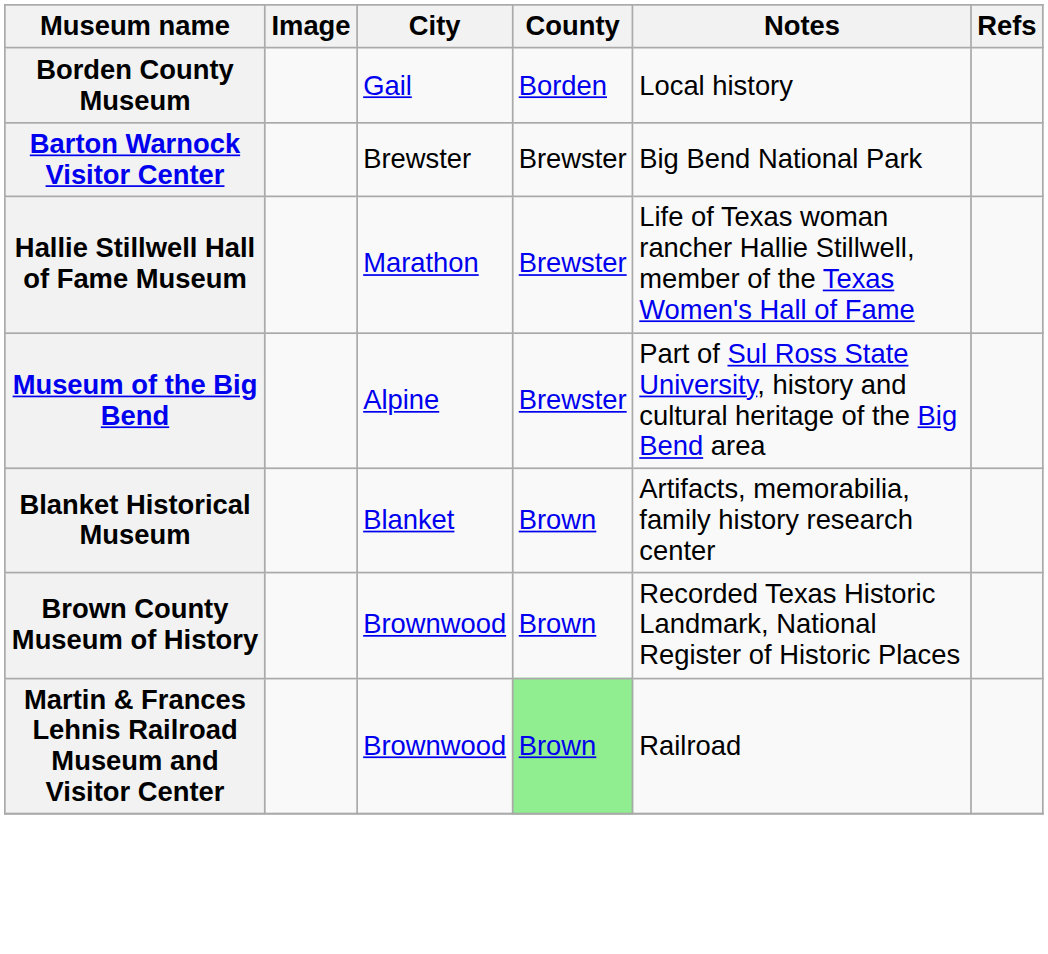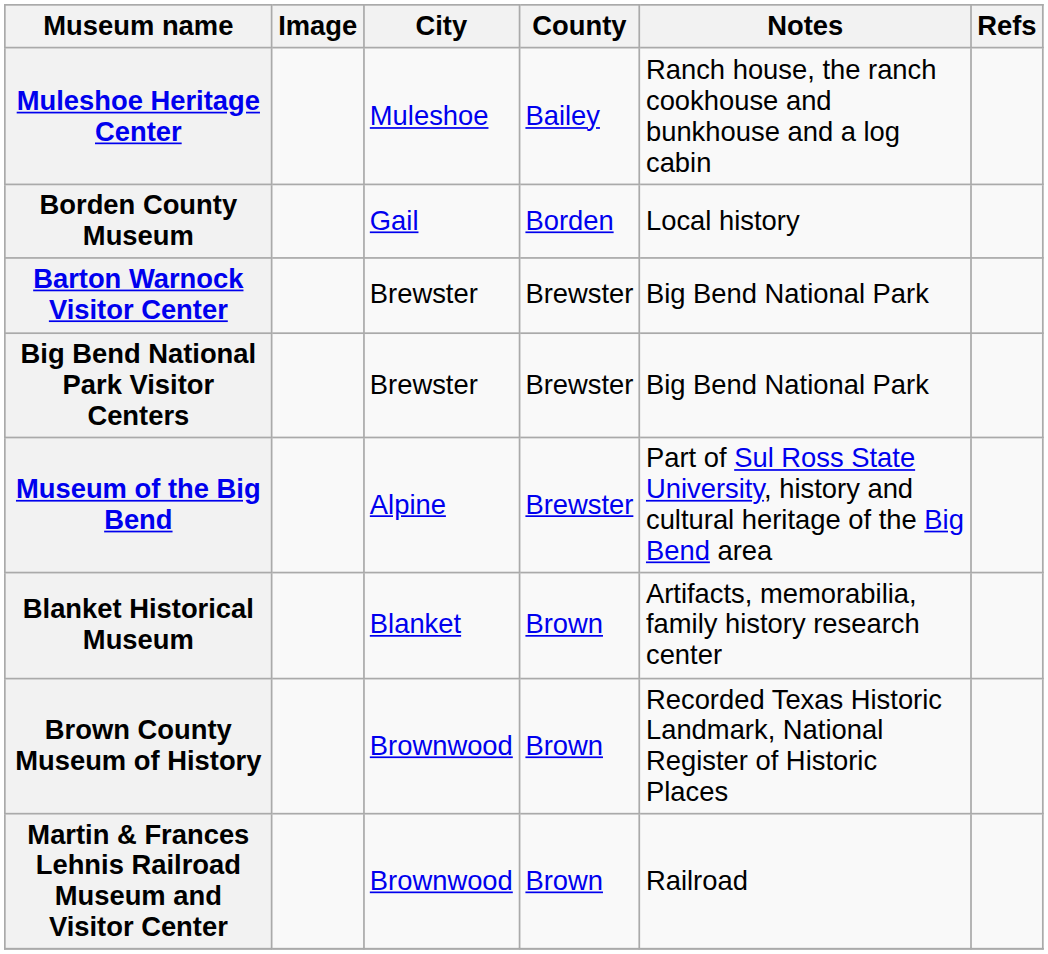+ row: (138, 115)
+ row: (138, 384)
- row: (135, 264)
(558, 745) lightgreen background -> (564, 881) no background
